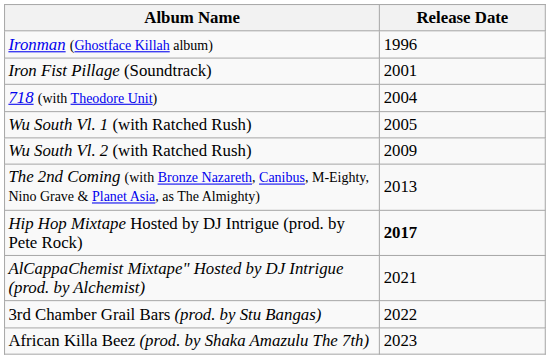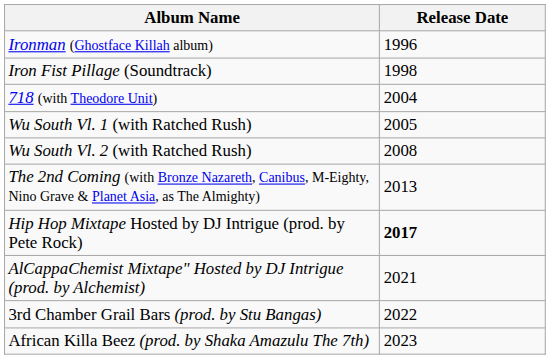(400, 71) 2001 -> (400, 71) 1998
(400, 151) 2009 -> (400, 151) 2008
